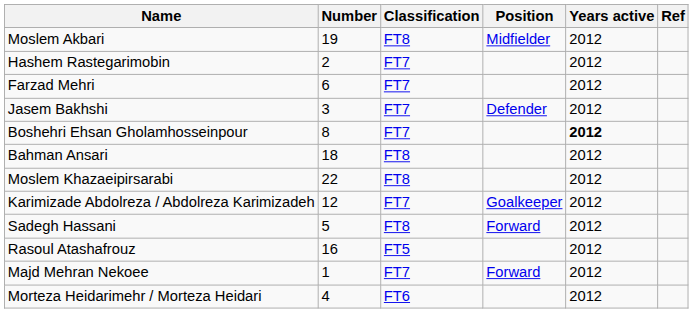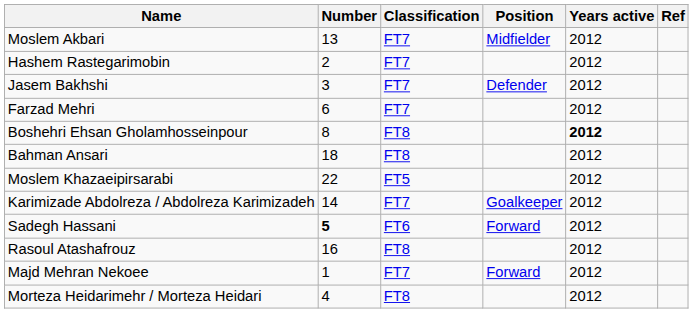(330, 39) 19 -> (330, 39) 13
(397, 39) FT8 -> (397, 39) FT7
rows swapped: (51, 86) <-> (58, 109)
(397, 132) FT7 -> (397, 132) FT8
(397, 179) FT8 -> (397, 179) FT5
(330, 202) 12 -> (330, 202) 14
(326, 226) normal -> (326, 226) bold
(397, 226) FT8 -> (397, 226) FT6
(397, 249) FT5 -> (397, 249) FT8
(397, 296) FT6 -> (397, 296) FT8
